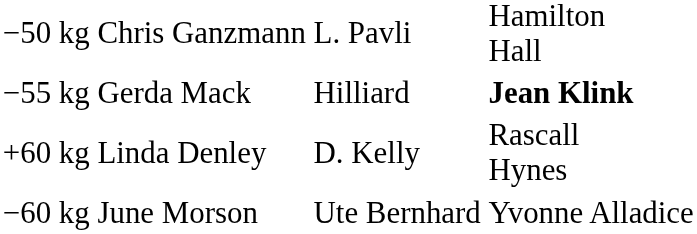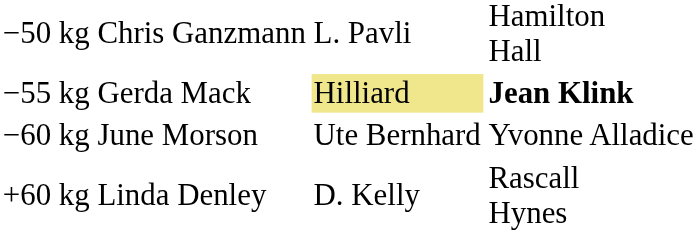(362, 92) no background -> (362, 92) khaki background
rows swapped: (46, 212) <-> (46, 152)
